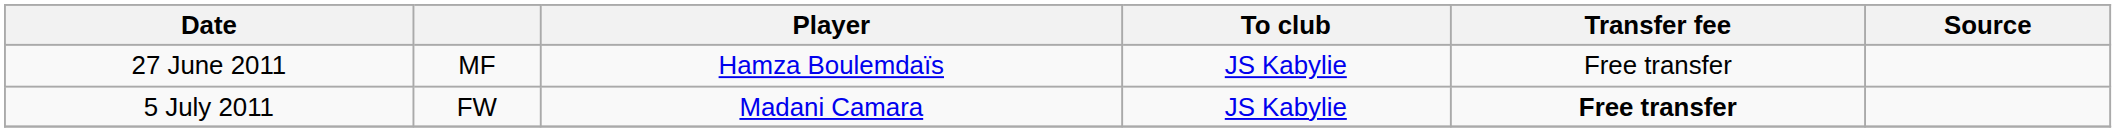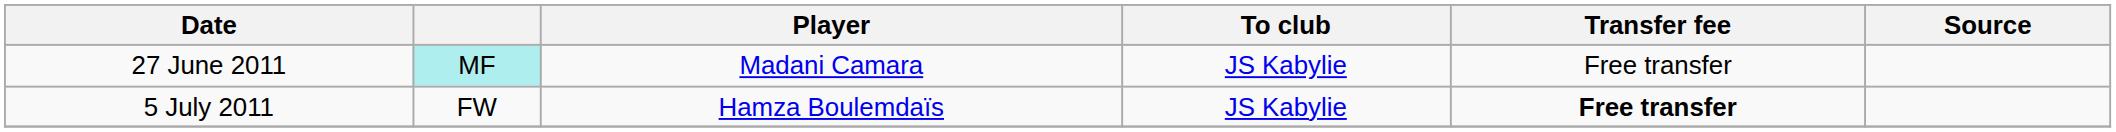(477, 66) no background -> (477, 66) paleturquoise background
(831, 66) Hamza Boulemdaïs -> (831, 66) Madani Camara
(831, 106) Madani Camara -> (831, 106) Hamza Boulemdaïs
